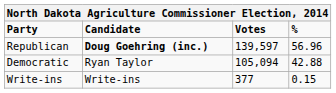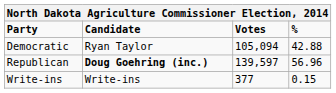rows swapped: (38, 46) <-> (38, 63)
